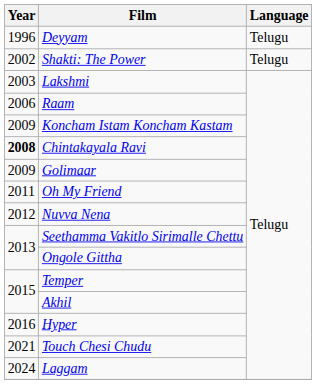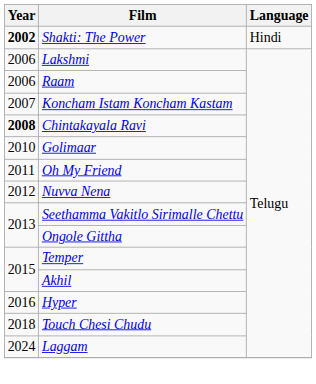- row: (65, 37)
(22, 59) normal -> (22, 37) bold
(269, 59) Telugu -> (266, 37) Hindi
(22, 81) 2003 -> (22, 59) 2006
(22, 125) 2009 -> (22, 103) 2007
(22, 170) 2009 -> (22, 147) 2010
(22, 346) 2021 -> (22, 324) 2018
